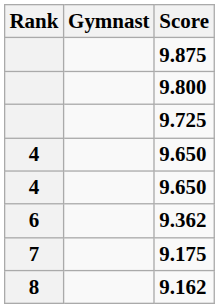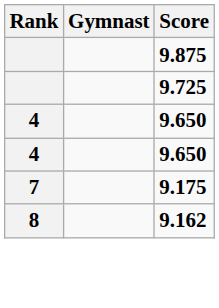- row: (34, 88)
- row: (34, 220)
